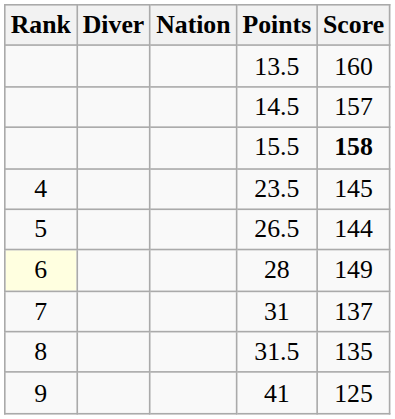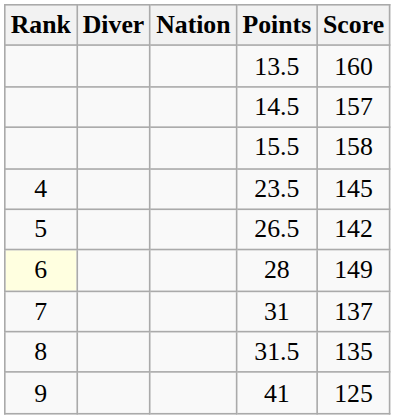(354, 147) bold -> (354, 147) normal
(354, 229) 144 -> (354, 229) 142
